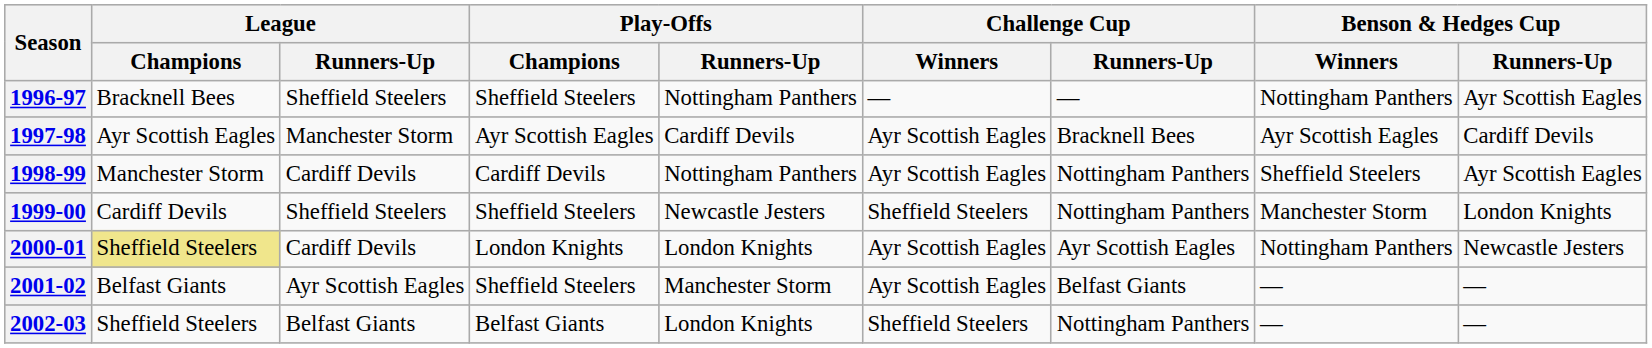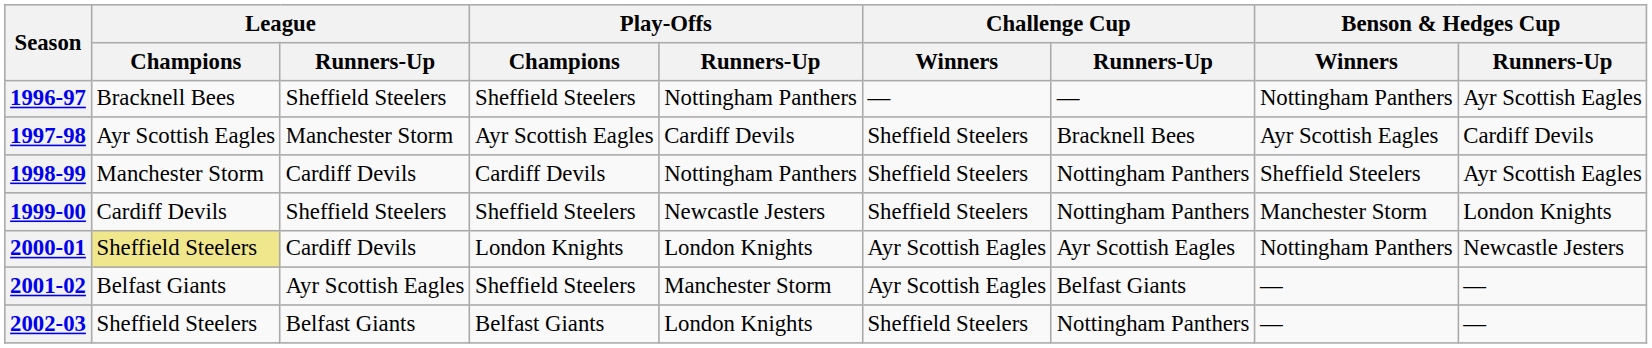(957, 136) Ayr Scottish Eagles -> (948, 136) Sheffield Steelers
(957, 173) Ayr Scottish Eagles -> (948, 173) Sheffield Steelers
